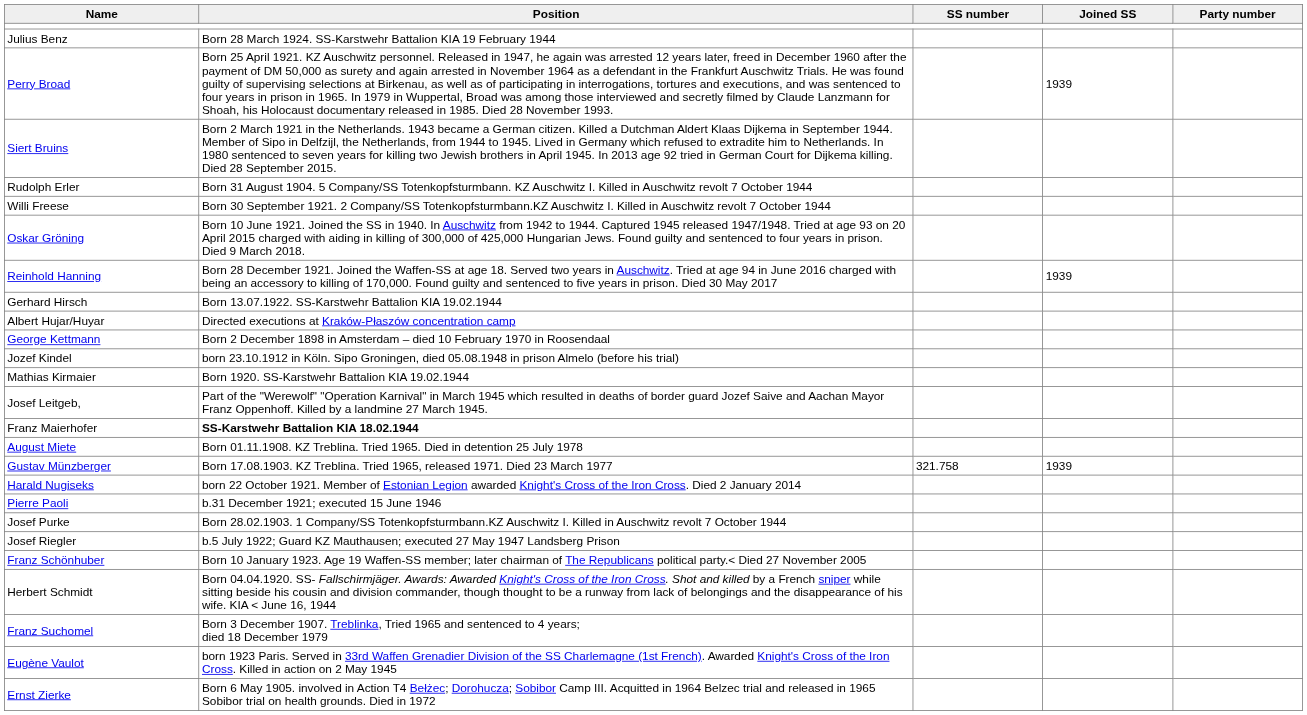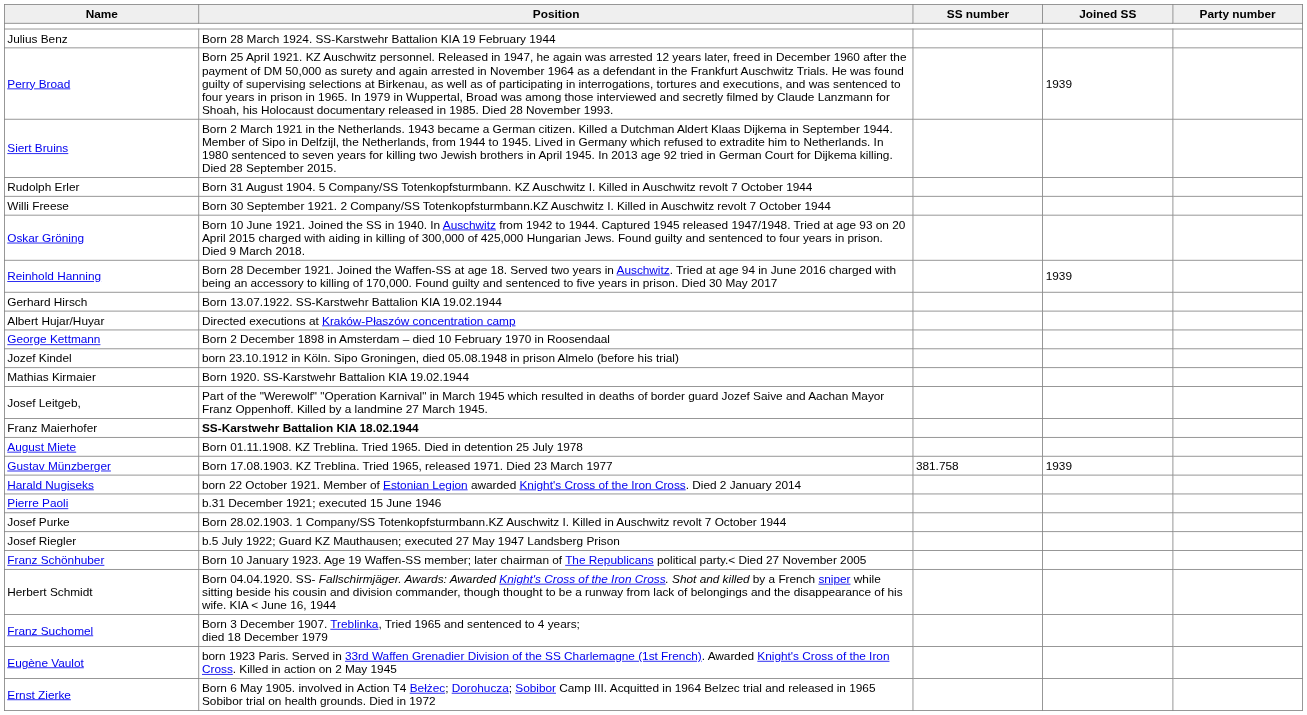(937, 466) 321.758 -> (937, 466) 381.758
